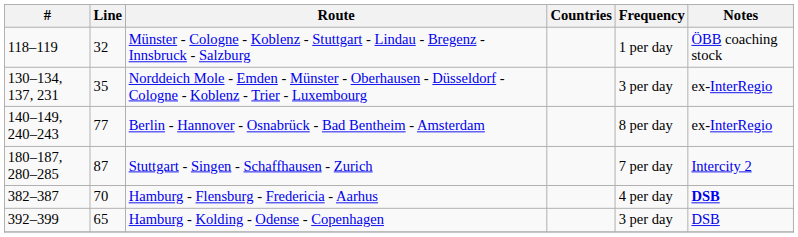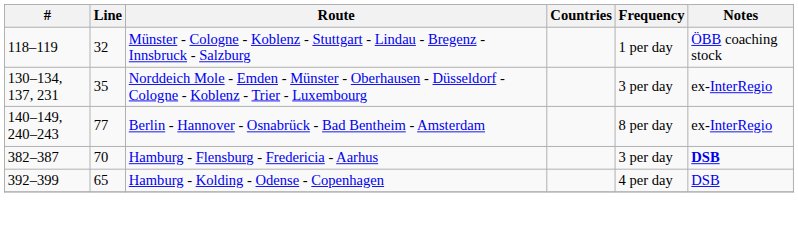- row: (251, 165)
(646, 197) 4 per day -> (646, 157) 3 per day
(646, 220) 3 per day -> (646, 180) 4 per day
